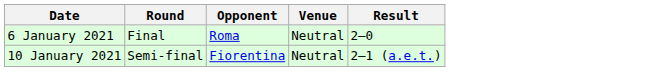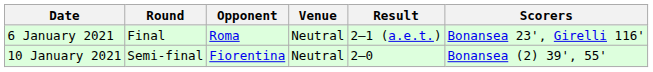+ column: (546, 15)
(362, 35) 2–0 -> (396, 35) 2–1 (a.e.t.)
(396, 56) 2–1 (a.e.t.) -> (362, 56) 2–0
